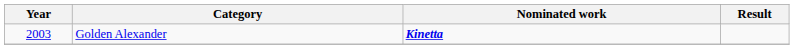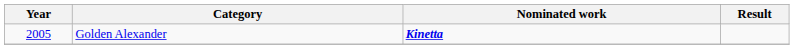(38, 34) 2003 -> (38, 34) 2005
